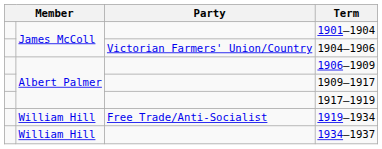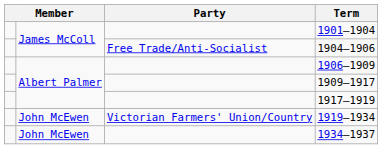(210, 48) Victorian Farmers' Union/Country -> (187, 48) Free Trade/Anti-Socialist
(57, 117) William Hill -> (54, 117) John McEwen
(187, 117) Free Trade/Anti-Socialist -> (210, 117) Victorian Farmers' Union/Country
(57, 135) William Hill -> (54, 135) John McEwen
